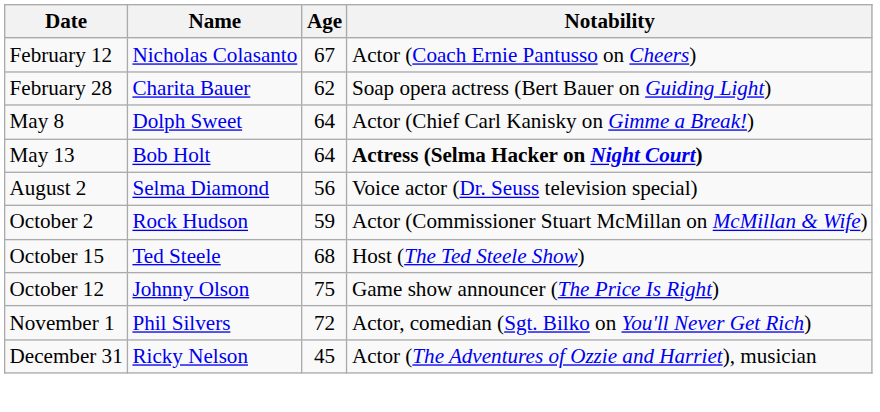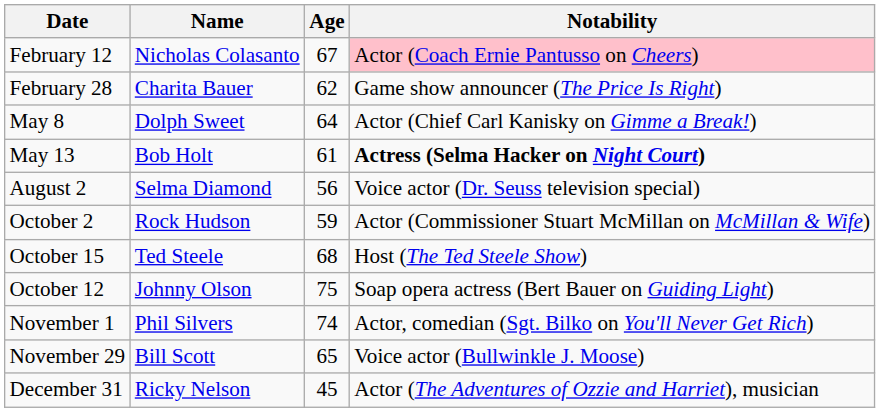(524, 54) no background -> (526, 54) pink background
(562, 88) Soap opera actress (Bert Bauer on Guiding Light) -> (538, 88) Game show announcer (The Price Is Right)
(325, 155) 64 -> (327, 155) 61
(536, 289) Game show announcer (The Price Is Right) -> (564, 289) Soap opera actress (Bert Bauer on Guiding Light)
(325, 322) 72 -> (327, 322) 74
+ row: (67, 356)
